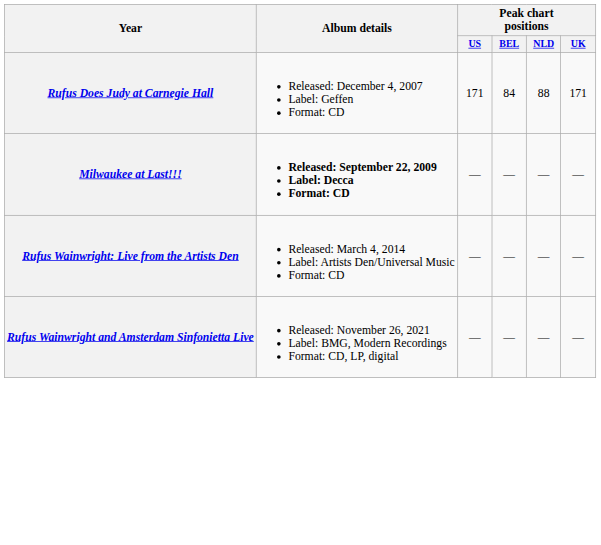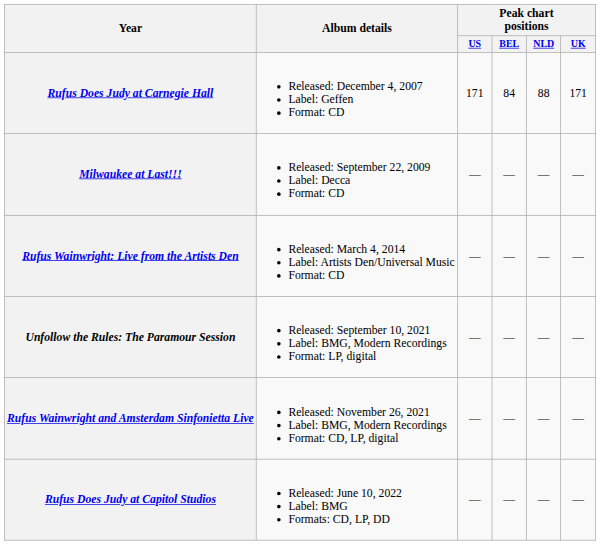(357, 181) bold -> (357, 181) normal
+ row: (130, 337)
+ row: (130, 499)
